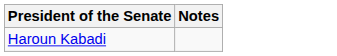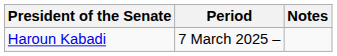+ column: (229, 16)
